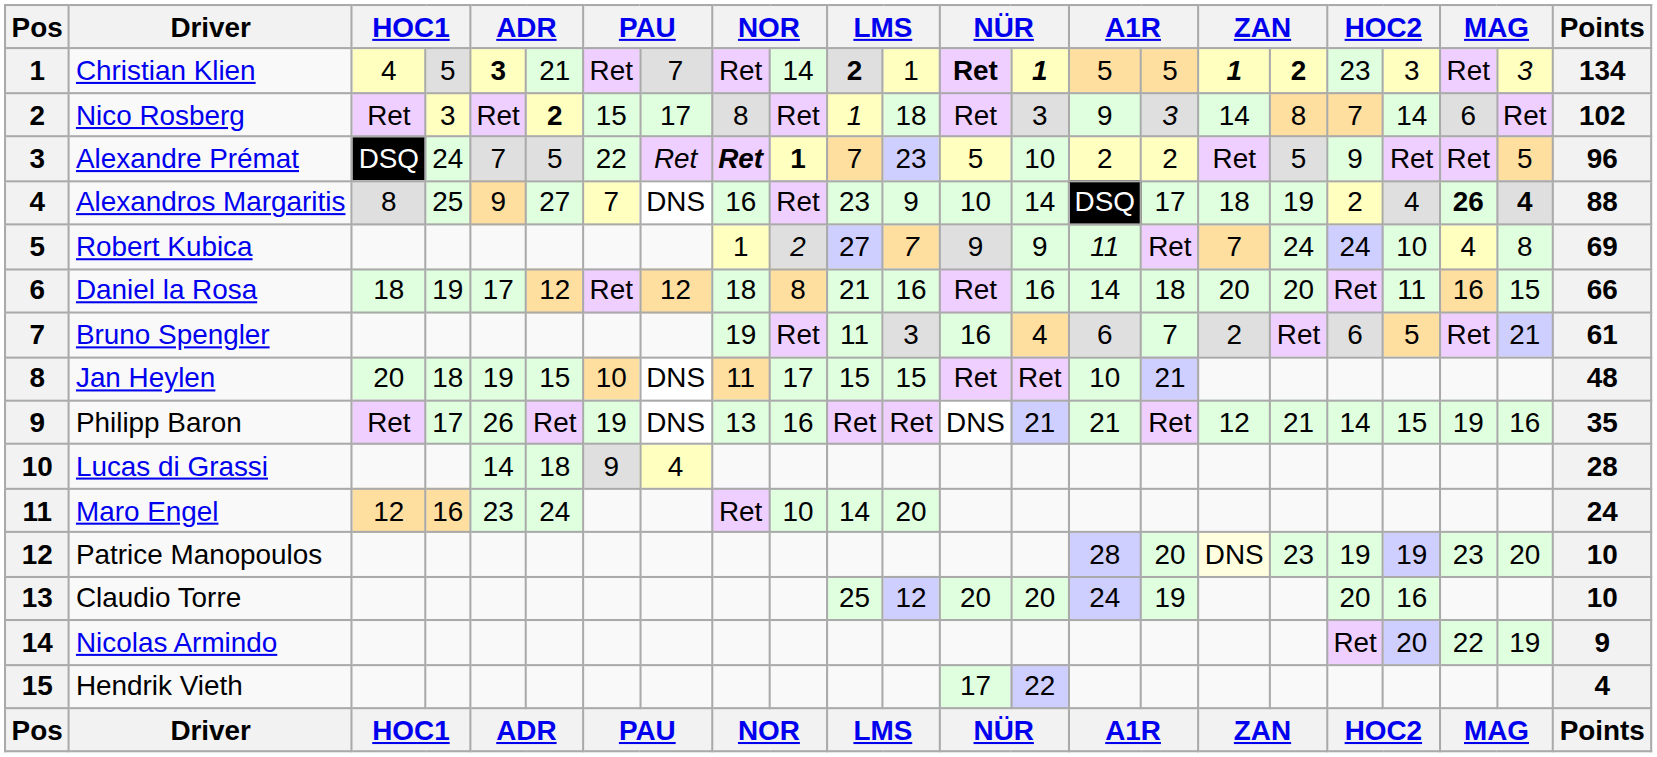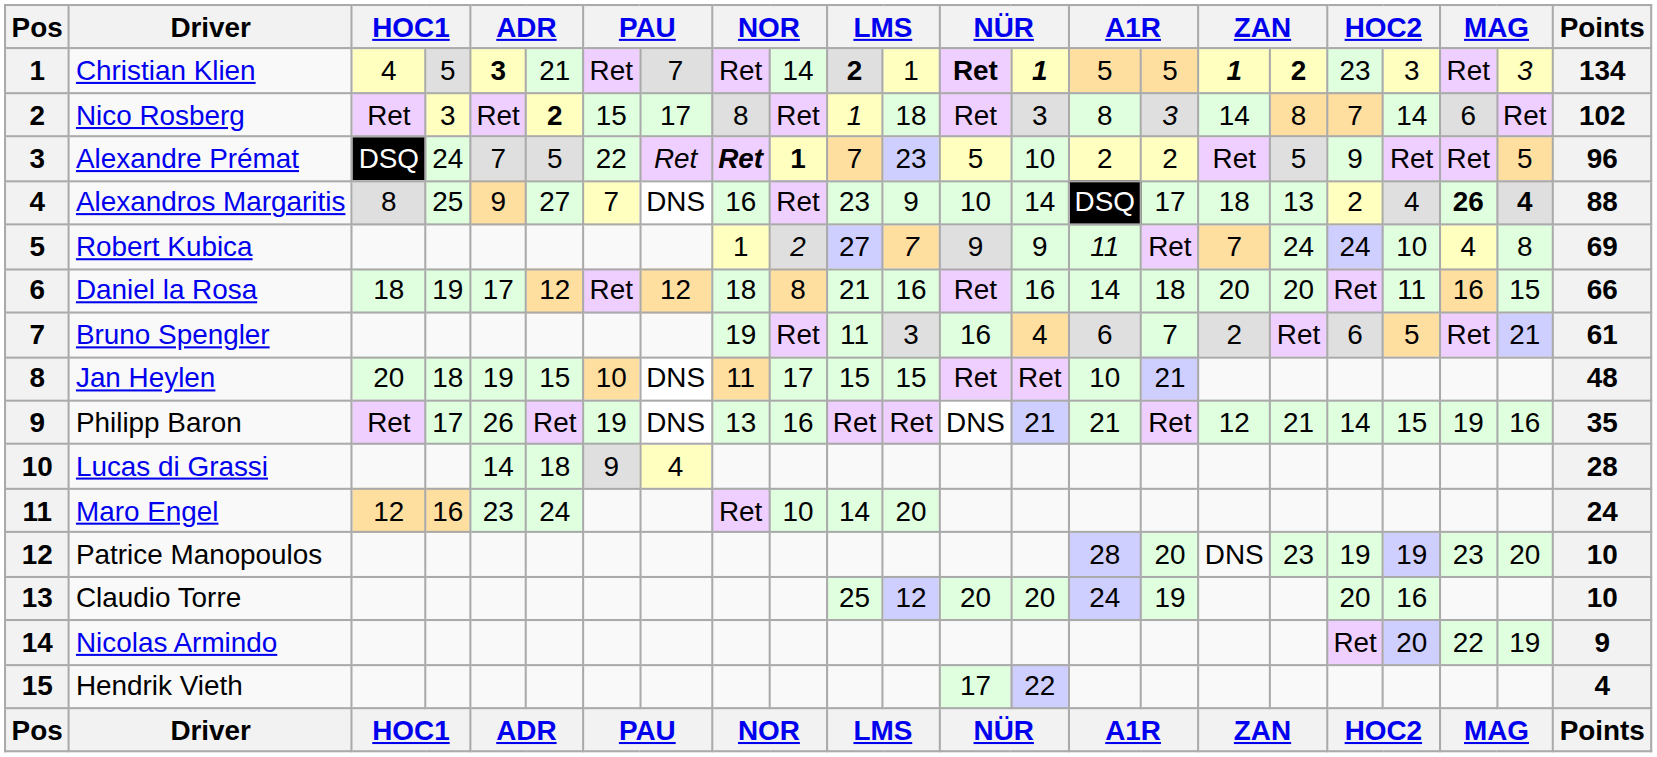(1105, 114) 9 -> (1105, 114) 8
(1299, 202) 19 -> (1299, 202) 13
(1234, 554) lightyellow background -> (1234, 554) no background
